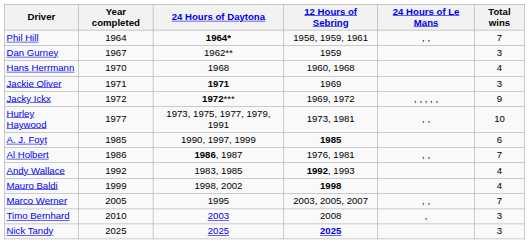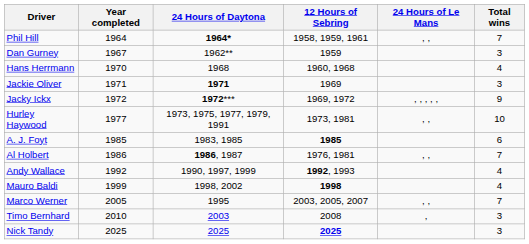(218, 140) 1990, 1997, 1999 -> (218, 140) 1983, 1985
(218, 170) 1983, 1985 -> (218, 170) 1990, 1997, 1999
